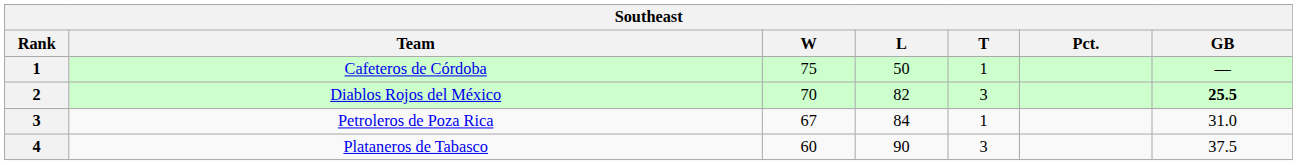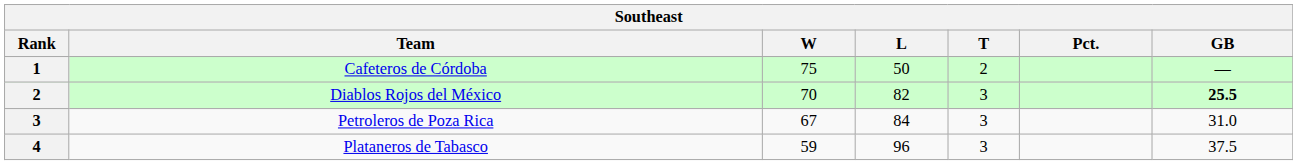(984, 69) 1 -> (984, 69) 2
(984, 120) 1 -> (984, 120) 3
(809, 146) 60 -> (809, 146) 59
(901, 146) 90 -> (901, 146) 96
